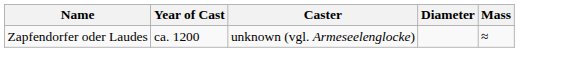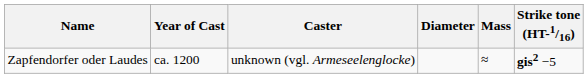+ column: (549, 26)
